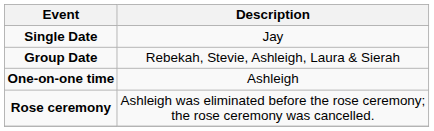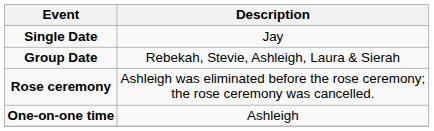rows swapped: (61, 79) <-> (61, 107)
